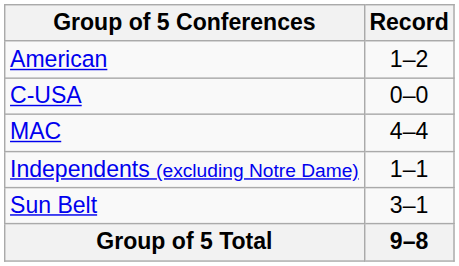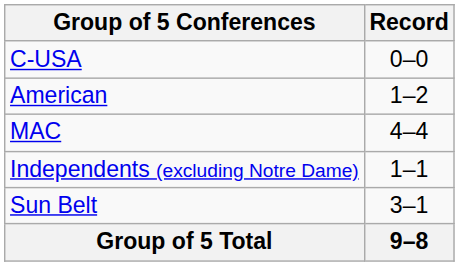rows swapped: (59, 59) <-> (46, 95)
